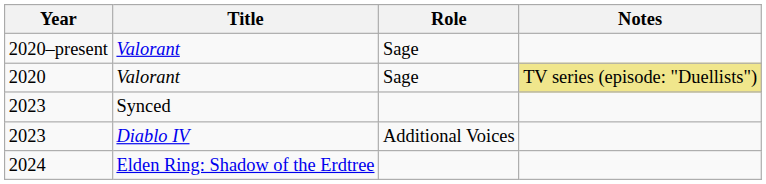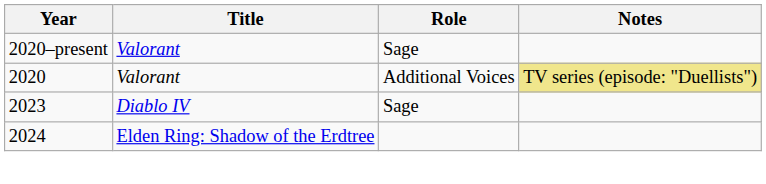(401, 77) Sage -> (449, 77) Additional Voices
- row: (27, 106)
(449, 135) Additional Voices -> (401, 106) Sage
